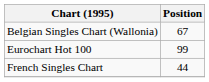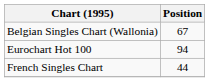(183, 49) 99 -> (183, 49) 94
